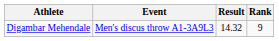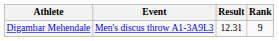(231, 28) 14.32 -> (231, 28) 12.31
